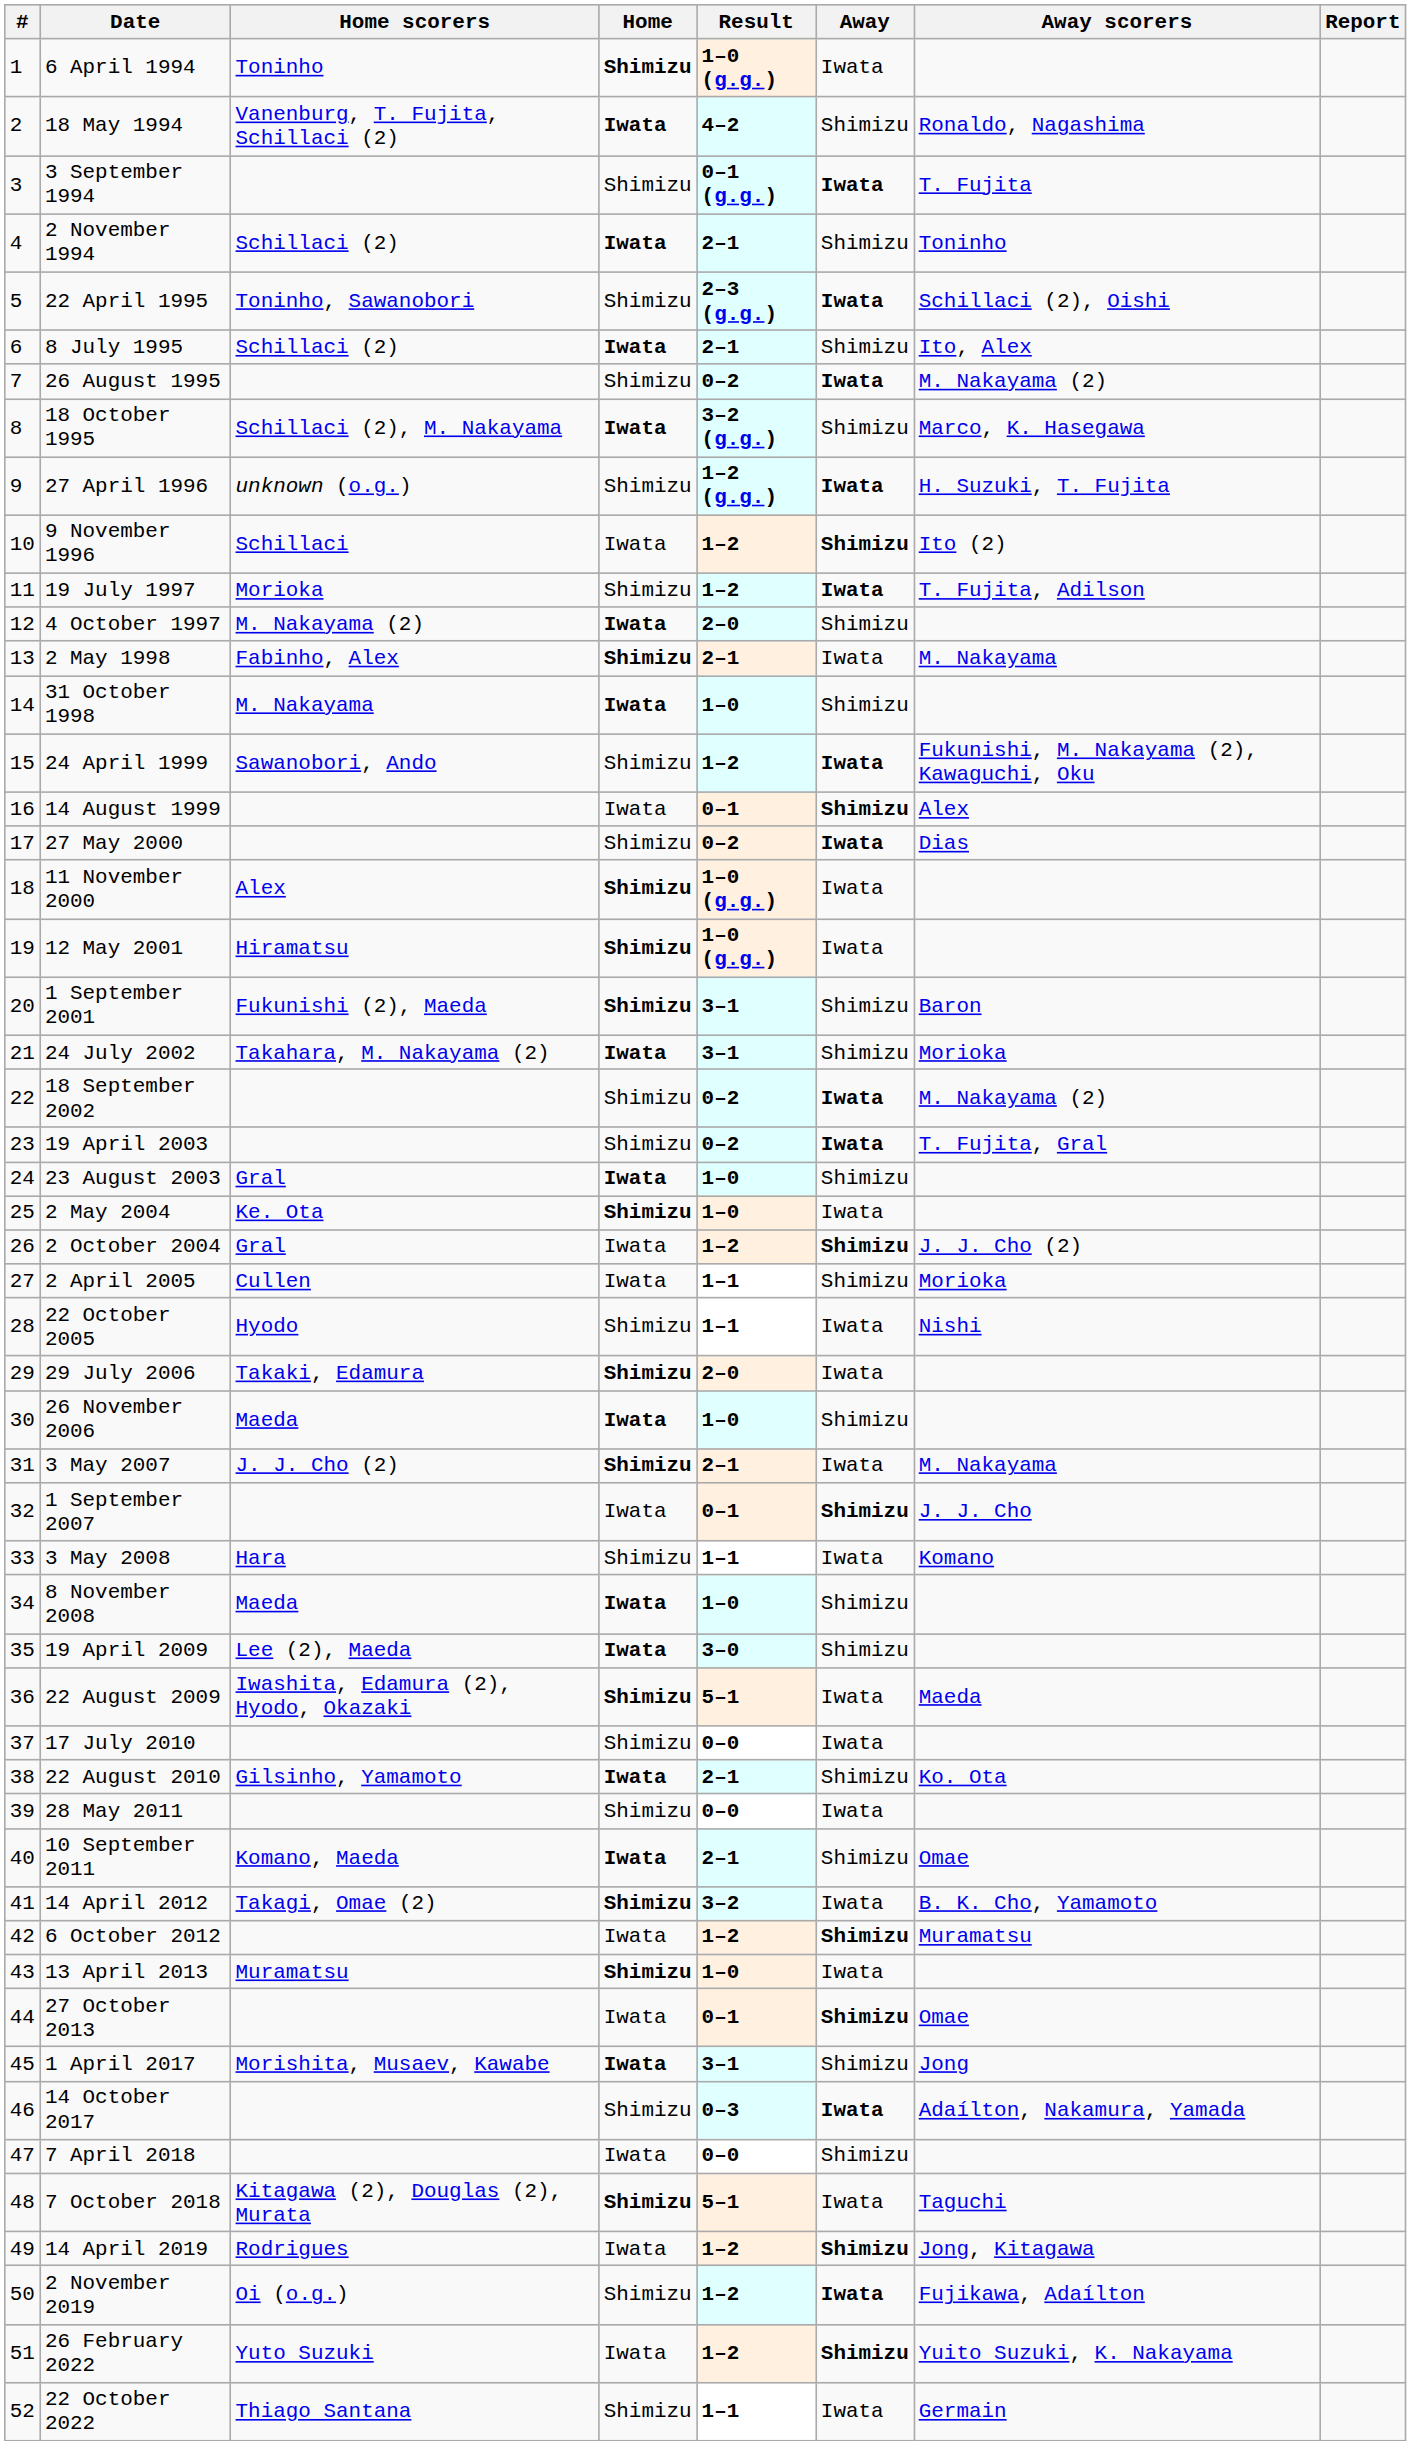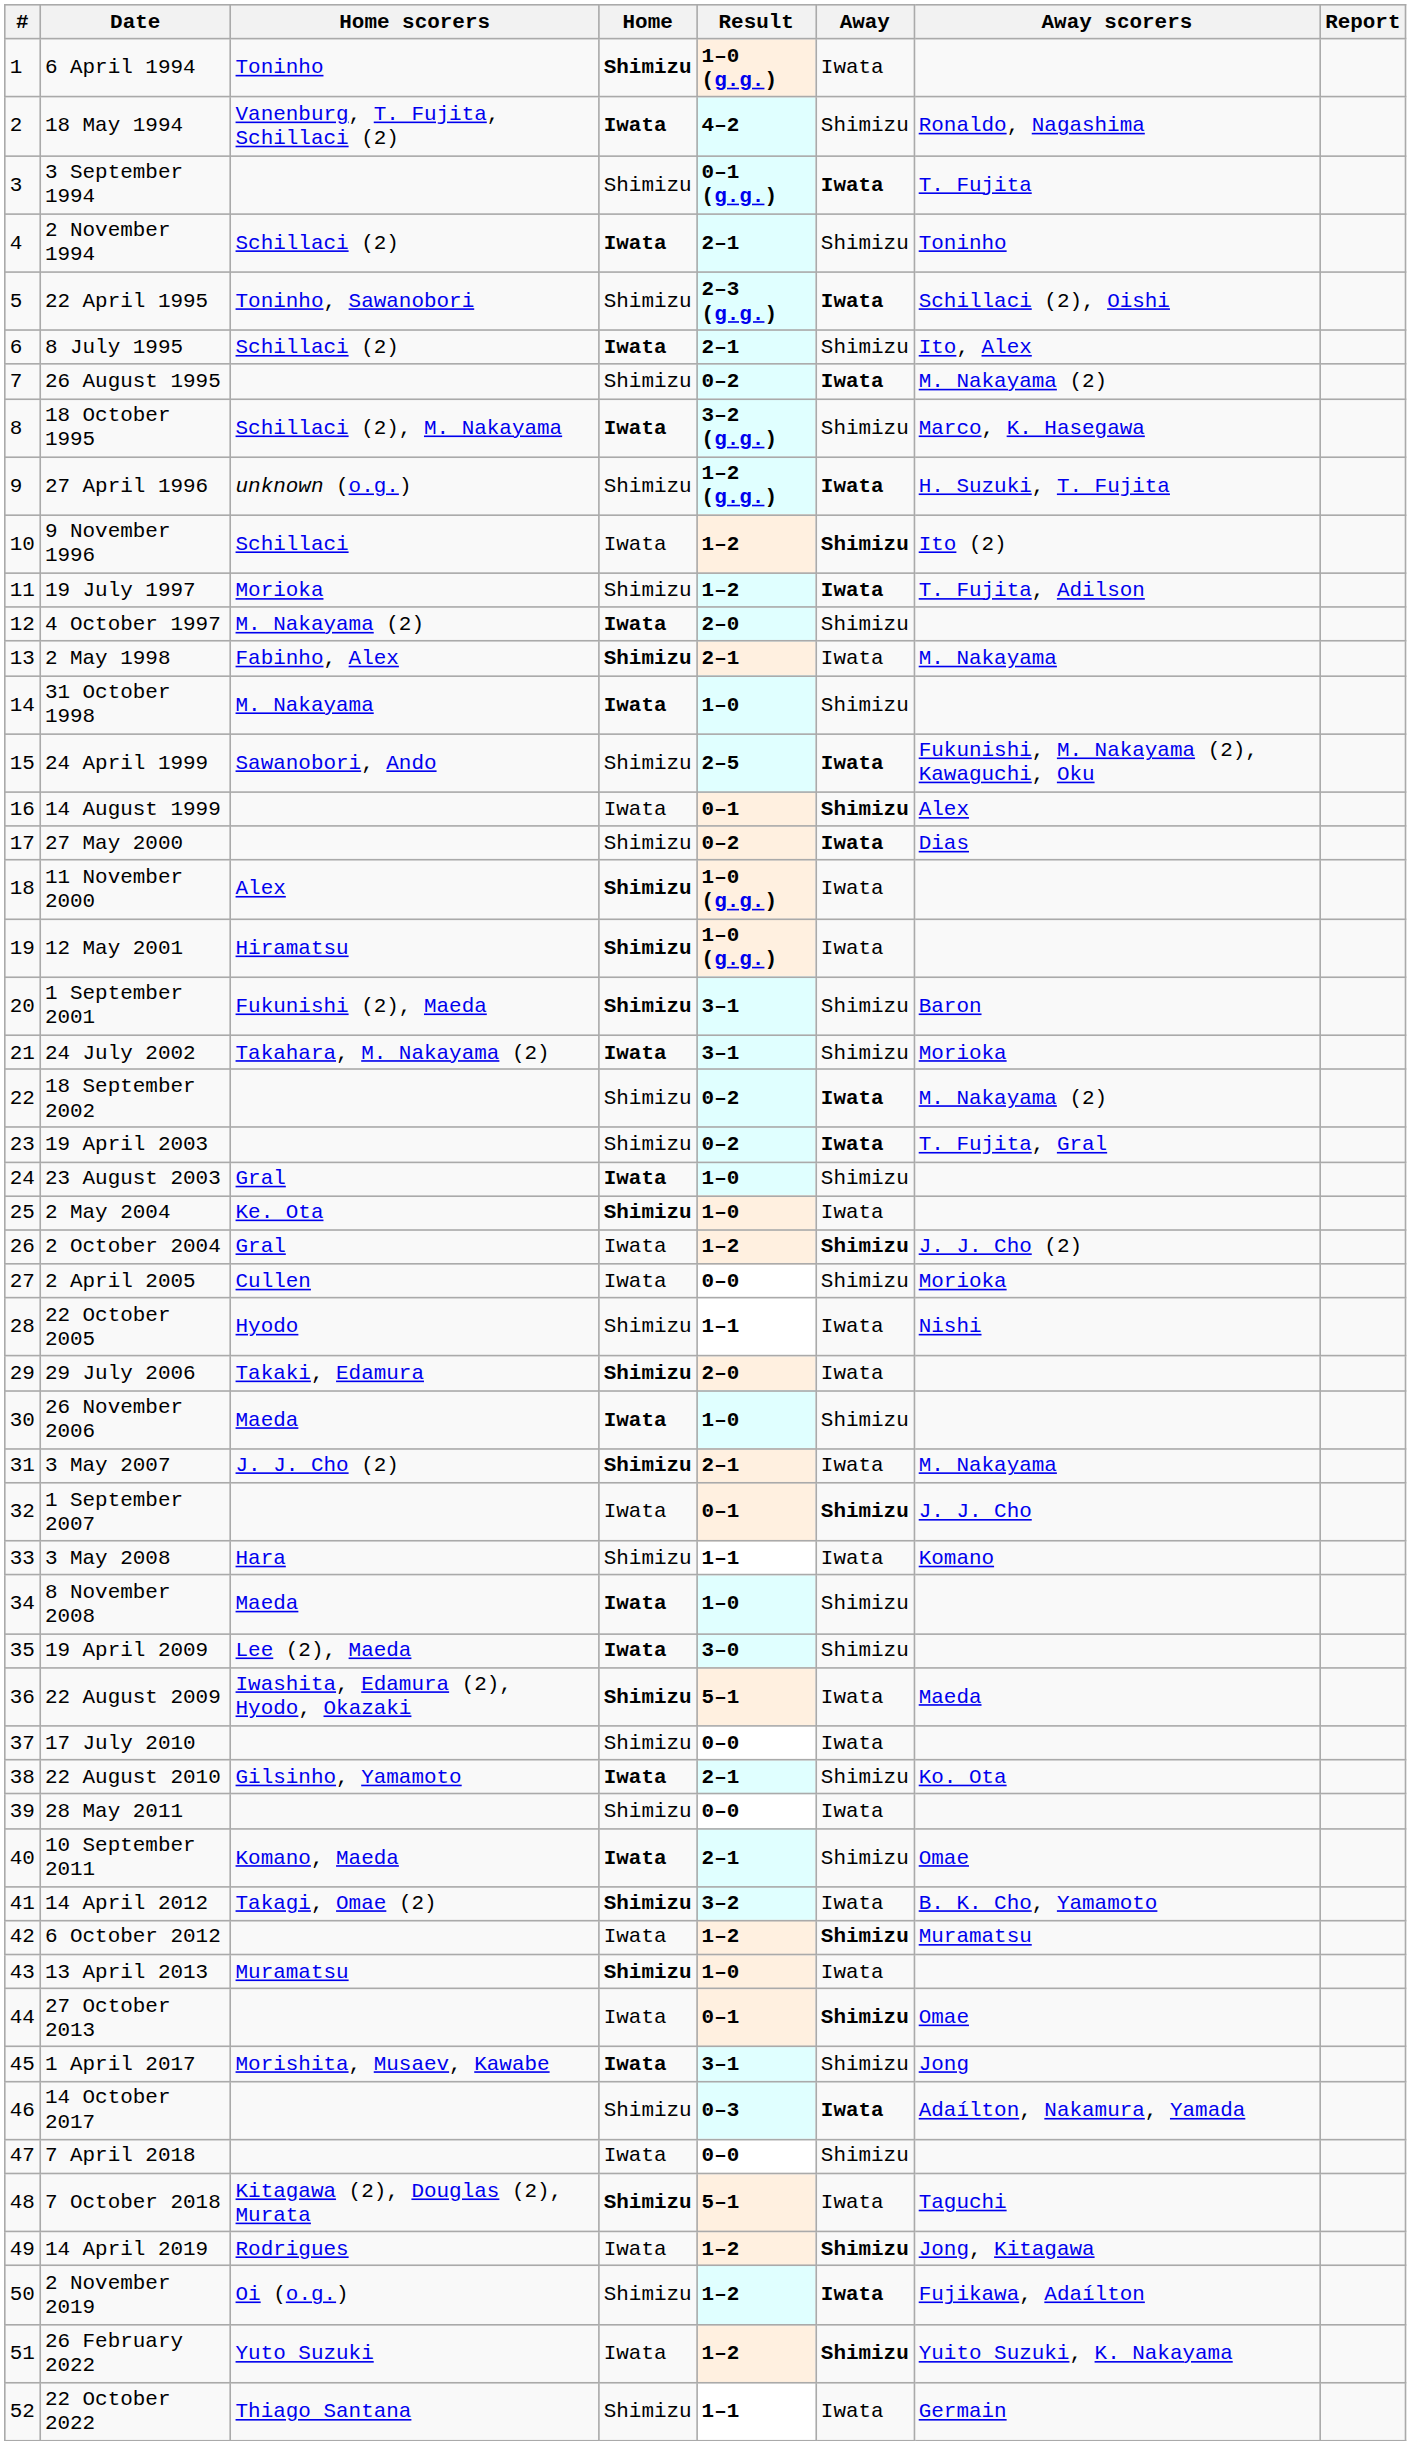(720, 763) 1–2 -> (720, 763) 2–5
(720, 1281) 1–1 -> (720, 1281) 0–0
